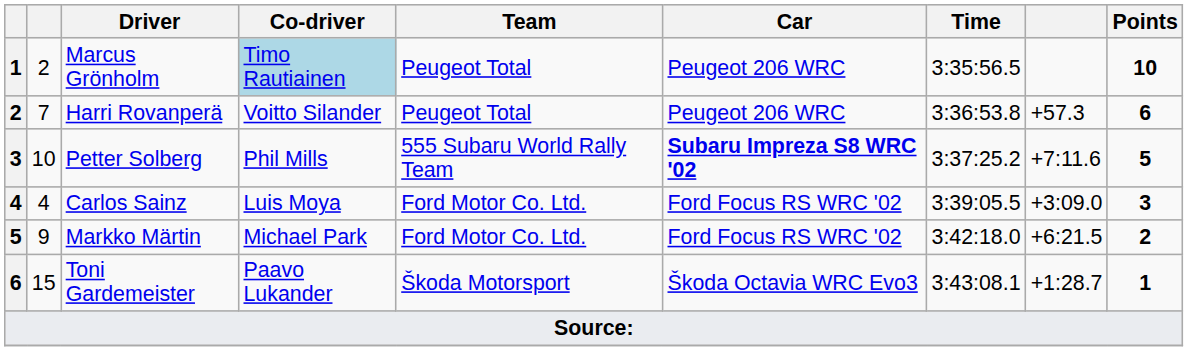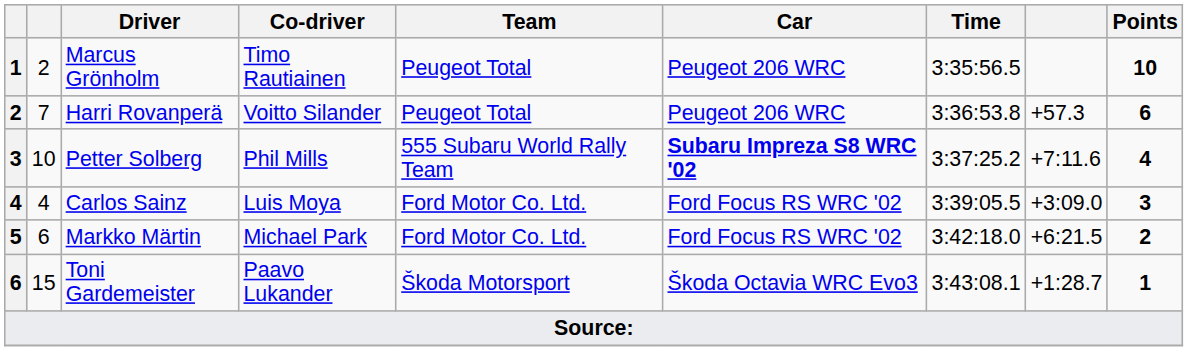(295, 67) lightblue background -> (295, 67) no background
(1145, 158) 5 -> (1145, 158) 4
(44, 237) 9 -> (44, 237) 6
